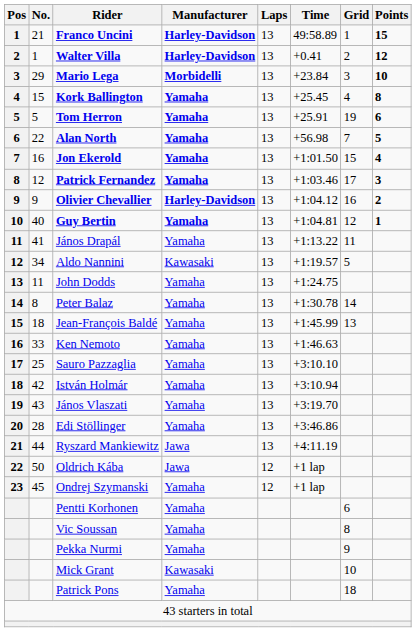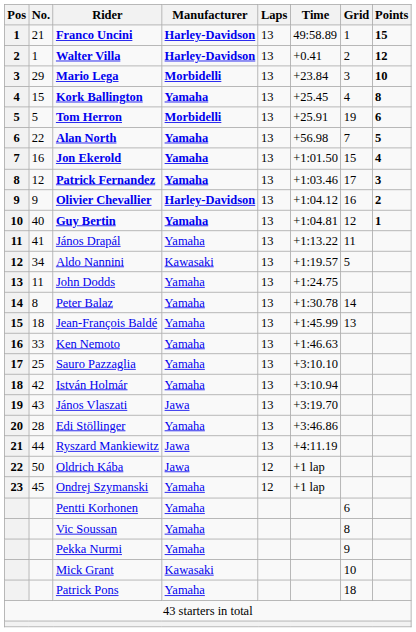(186, 117) Yamaha -> (193, 117) Morbidelli
(185, 405) Yamaha -> (177, 405) Jawa
